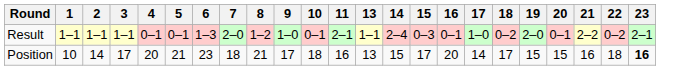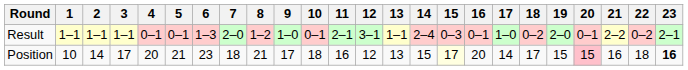+ column: (369, 14)
(424, 55) no background -> (451, 55) lightyellow background
(560, 55) no background -> (587, 55) pink background
